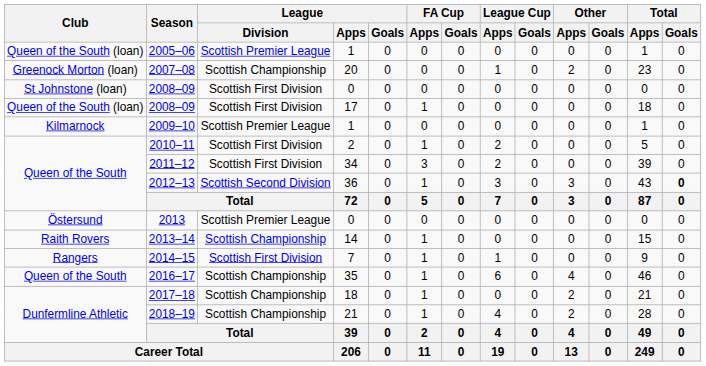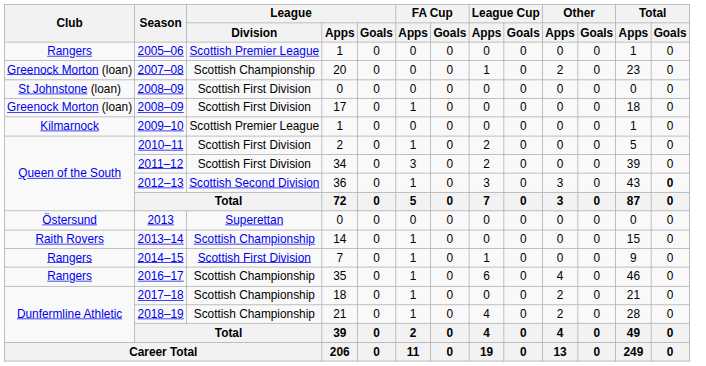(75, 51) Queen of the South (loan) -> (70, 51) Rangers
(75, 107) Queen of the South (loan) -> (70, 107) Greenock Morton (loan)
(266, 220) Scottish Premier League -> (254, 220) Superettan
(75, 276) Queen of the South -> (70, 276) Rangers
